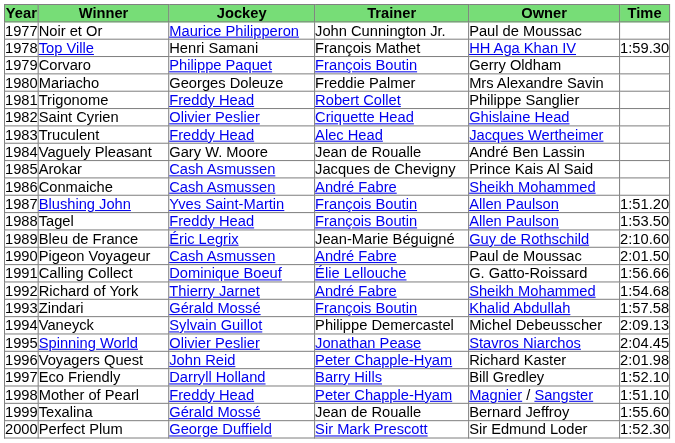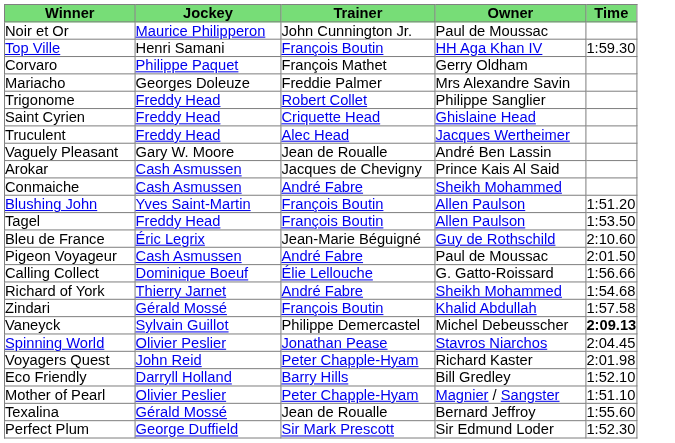- column: (21, 13)
(368, 48) François Mathet -> (332, 48) François Boutin
(366, 65) François Boutin -> (334, 65) François Mathet
(215, 117) Olivier Peslier -> (178, 117) Freddy Head
(645, 325) normal -> (611, 325) bold
(212, 395) Freddy Head -> (181, 395) Olivier Peslier
